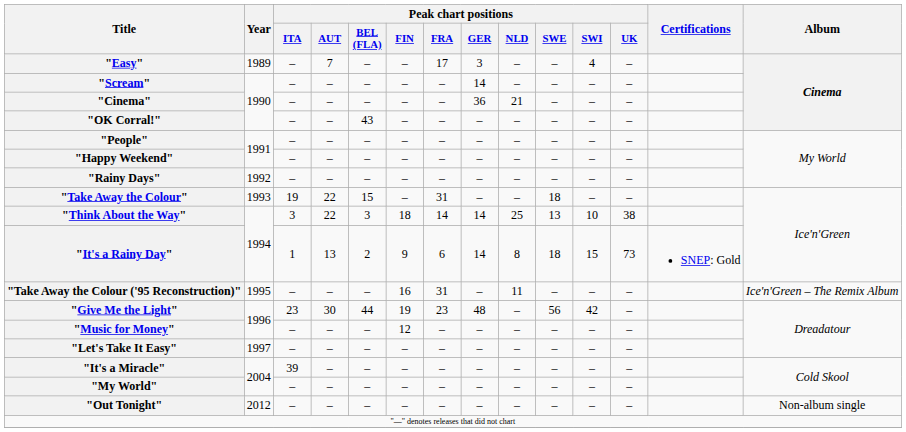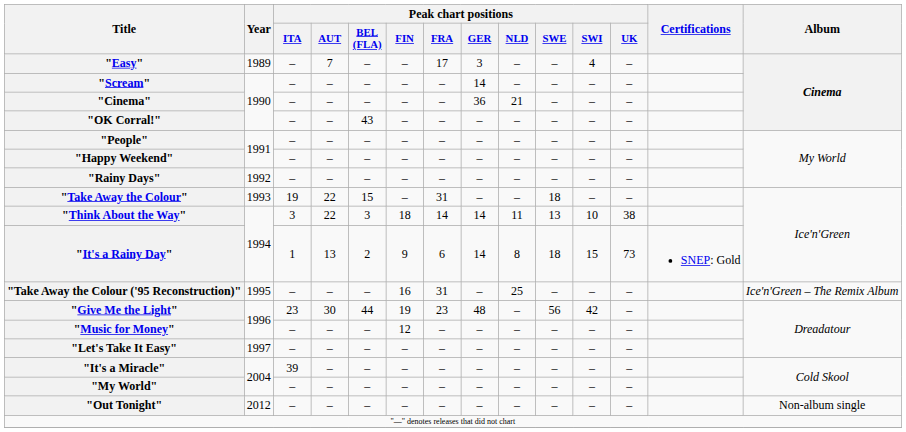(517, 215) 25 -> (517, 215) 11
(517, 291) 11 -> (517, 291) 25
